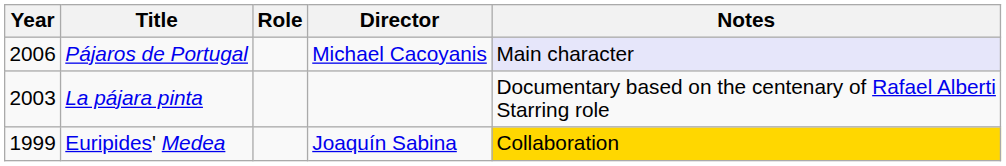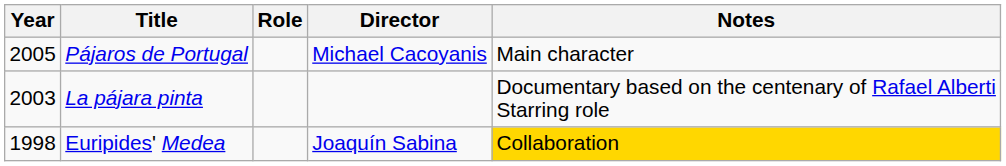(33, 53) 2006 -> (33, 53) 2005
(565, 53) lavender background -> (565, 53) no background
(33, 143) 1999 -> (33, 143) 1998
